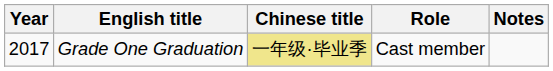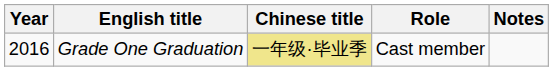(29, 49) 2017 -> (29, 49) 2016
